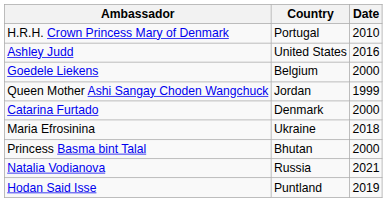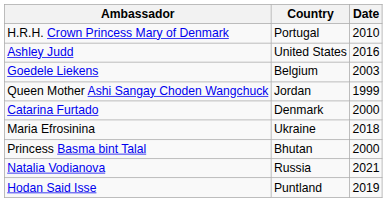(366, 71) 2000 -> (366, 71) 2003
